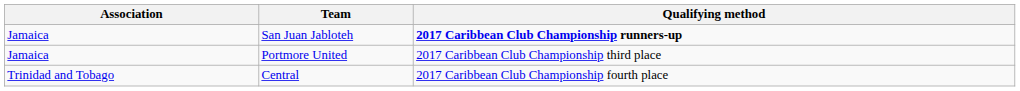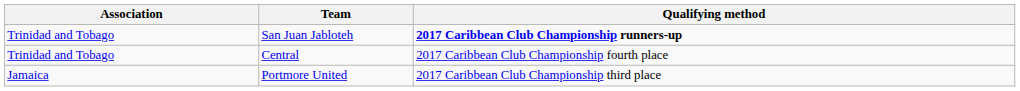(28, 34) Jamaica -> (61, 34) Trinidad and Tobago
rows swapped: (304, 55) <-> (280, 75)
